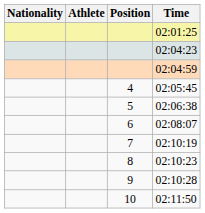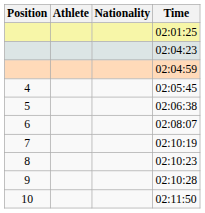columns swapped: (130, 13) <-> (35, 13)
